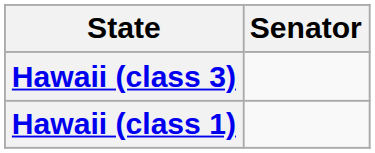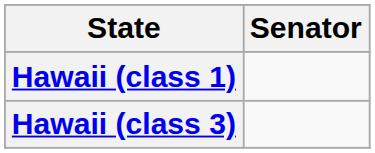rows swapped: (124, 123) <-> (124, 76)
